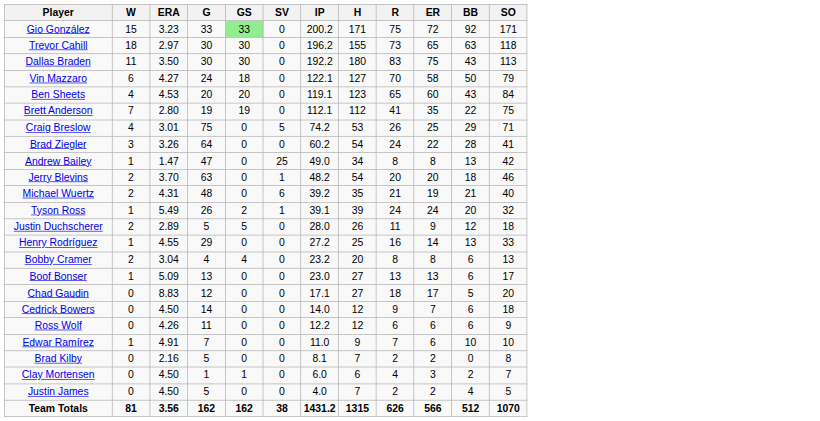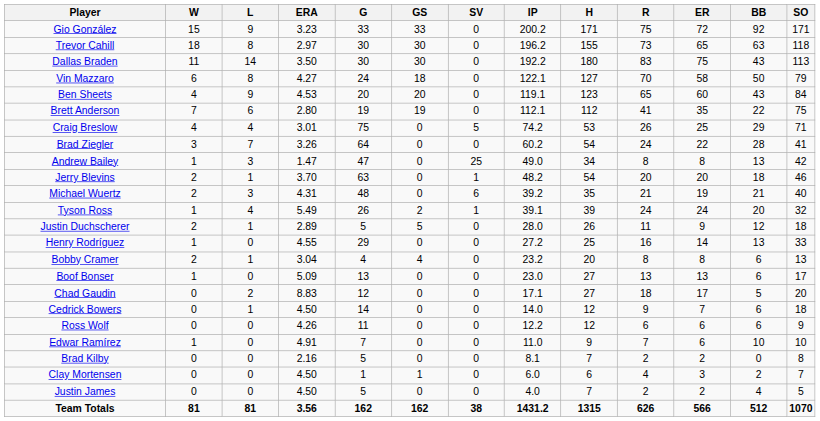+ column: (250, 12)
(244, 29) lightgreen background -> (420, 29) no background
